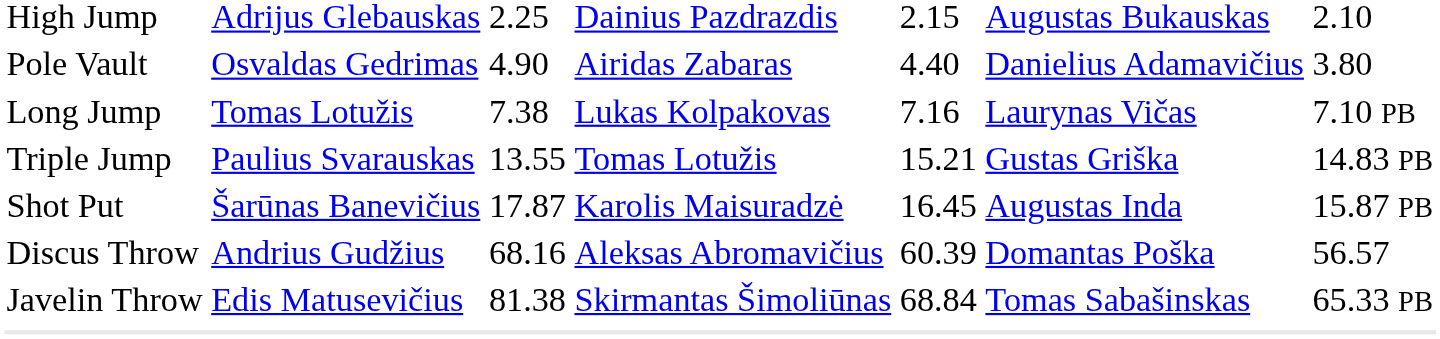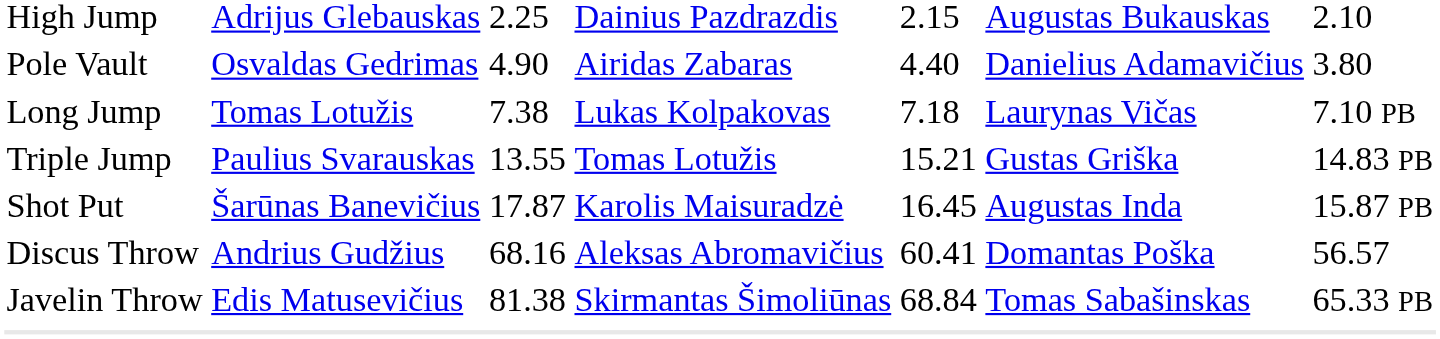(930, 111) 7.16 -> (930, 111) 7.18
(938, 252) 60.39 -> (938, 252) 60.41
